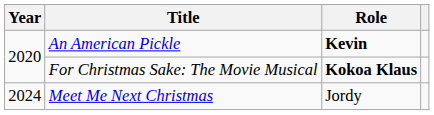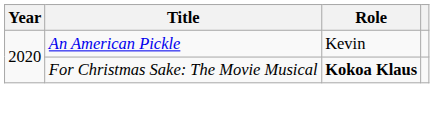(346, 43) bold -> (345, 43) normal
- row: (131, 95)
